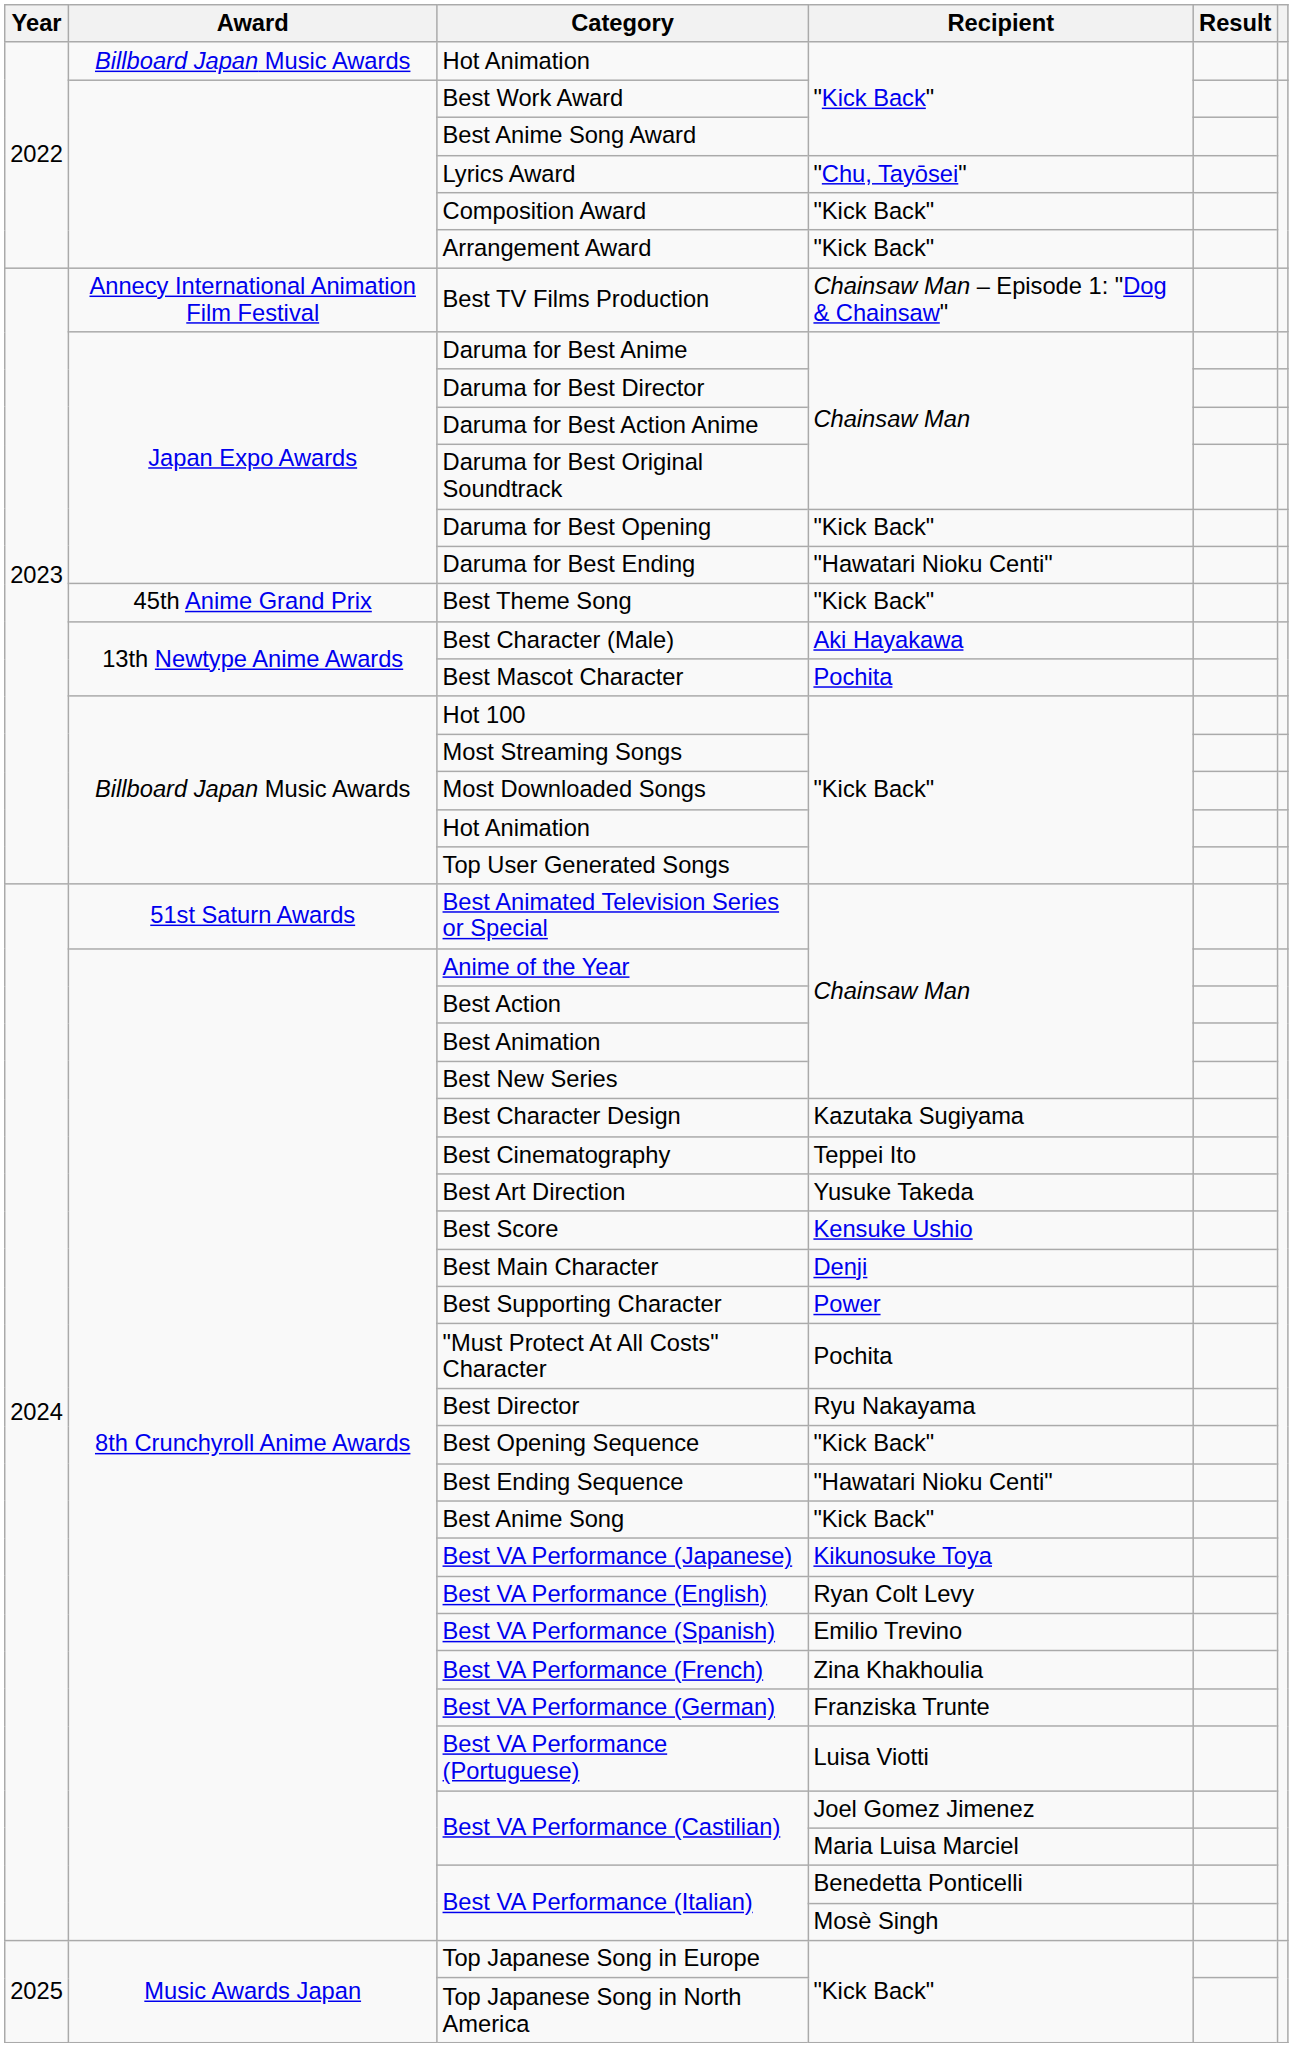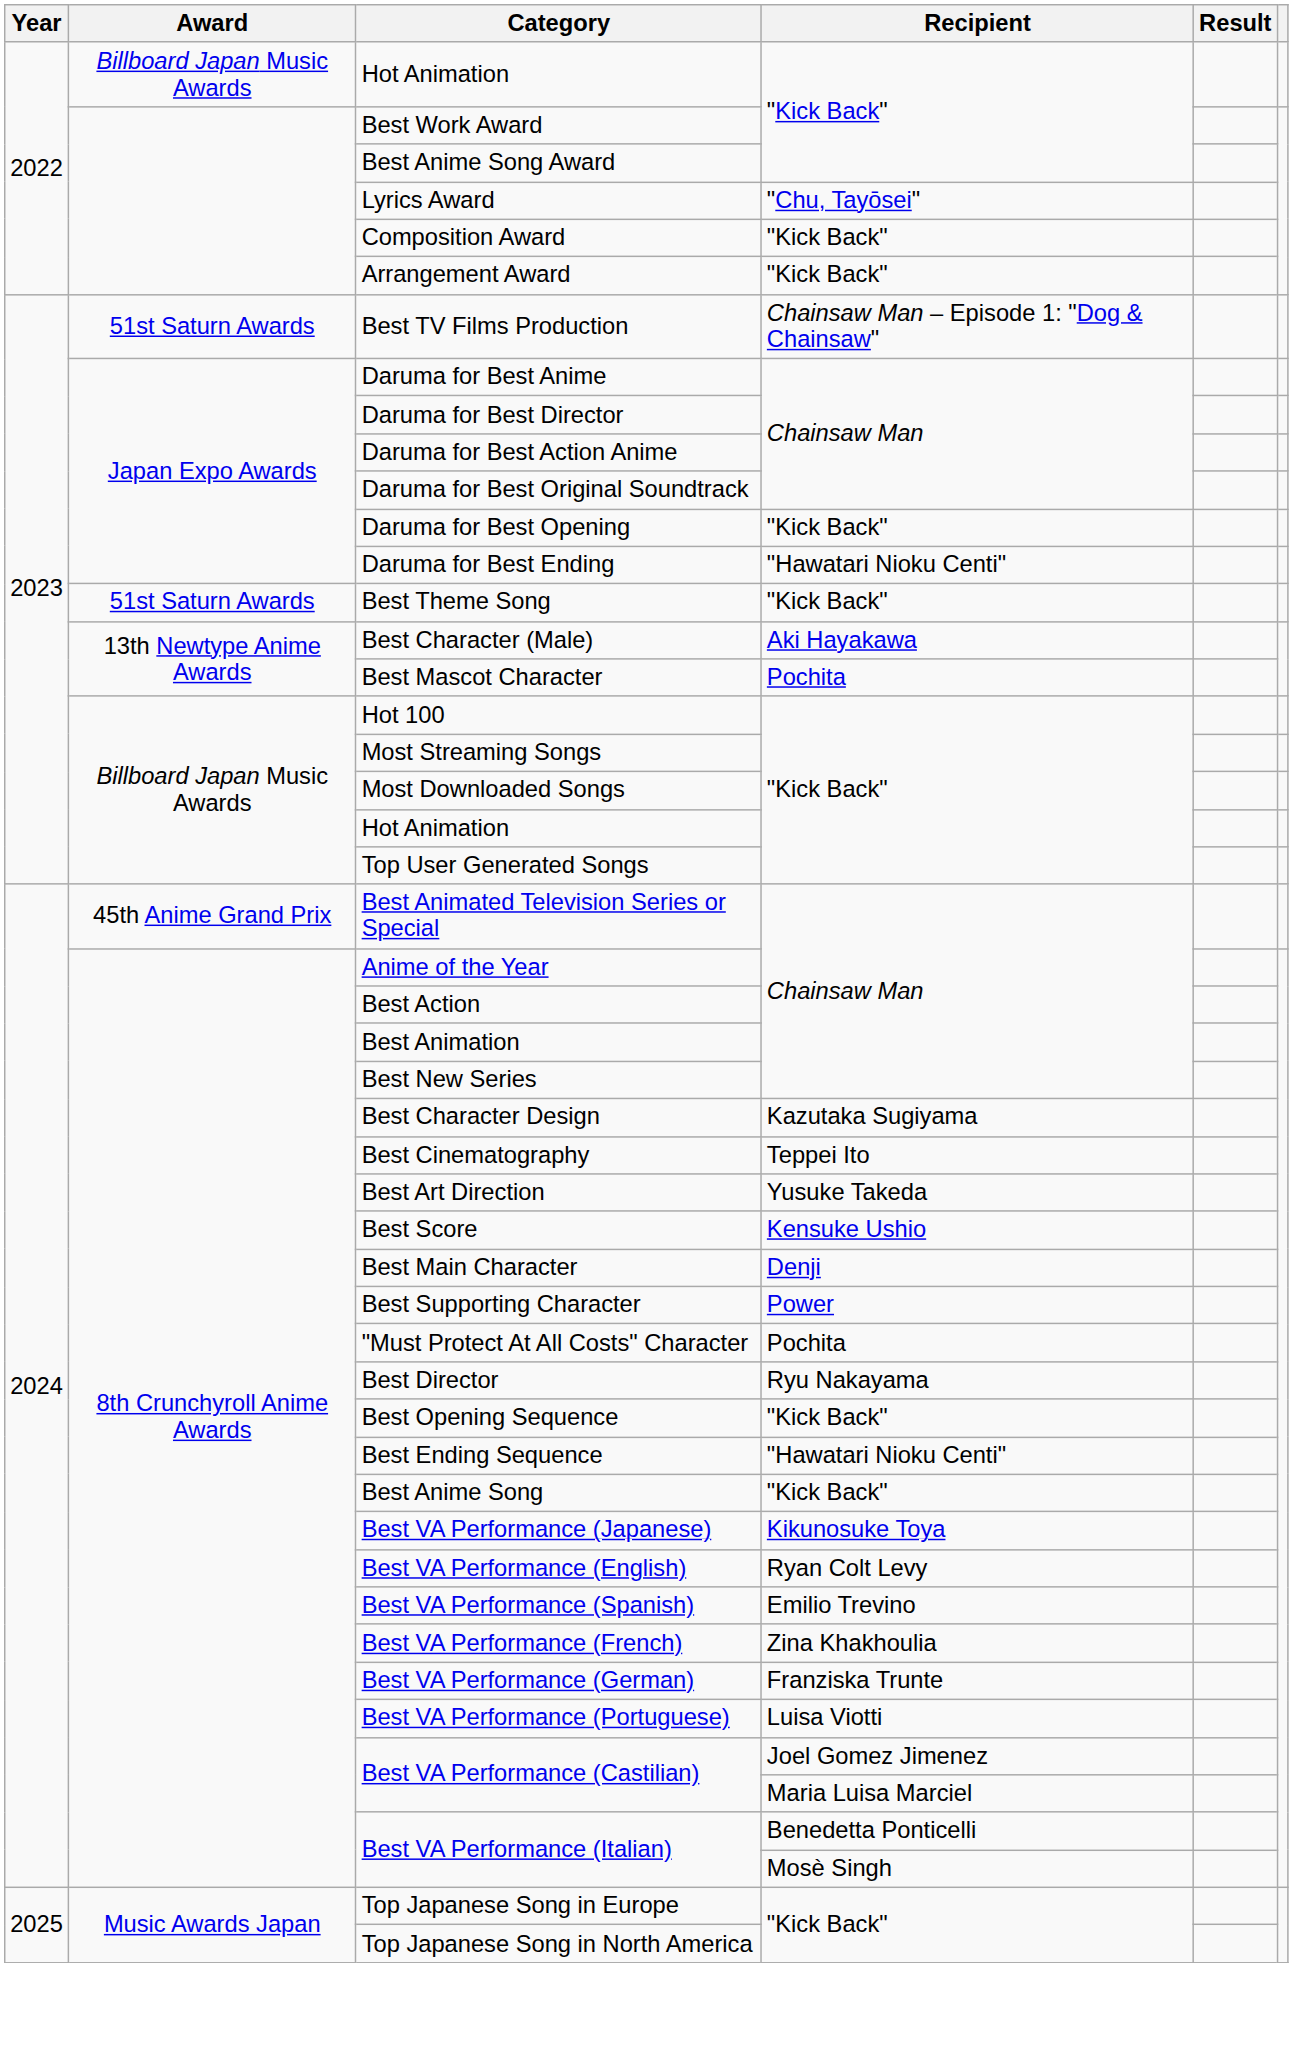(253, 299) Annecy International Animation Film Festival -> (212, 326) 51st Saturn Awards
(253, 602) 45th Anime Grand Prix -> (212, 602) 51st Saturn Awards
(253, 916) 51st Saturn Awards -> (212, 916) 45th Anime Grand Prix
